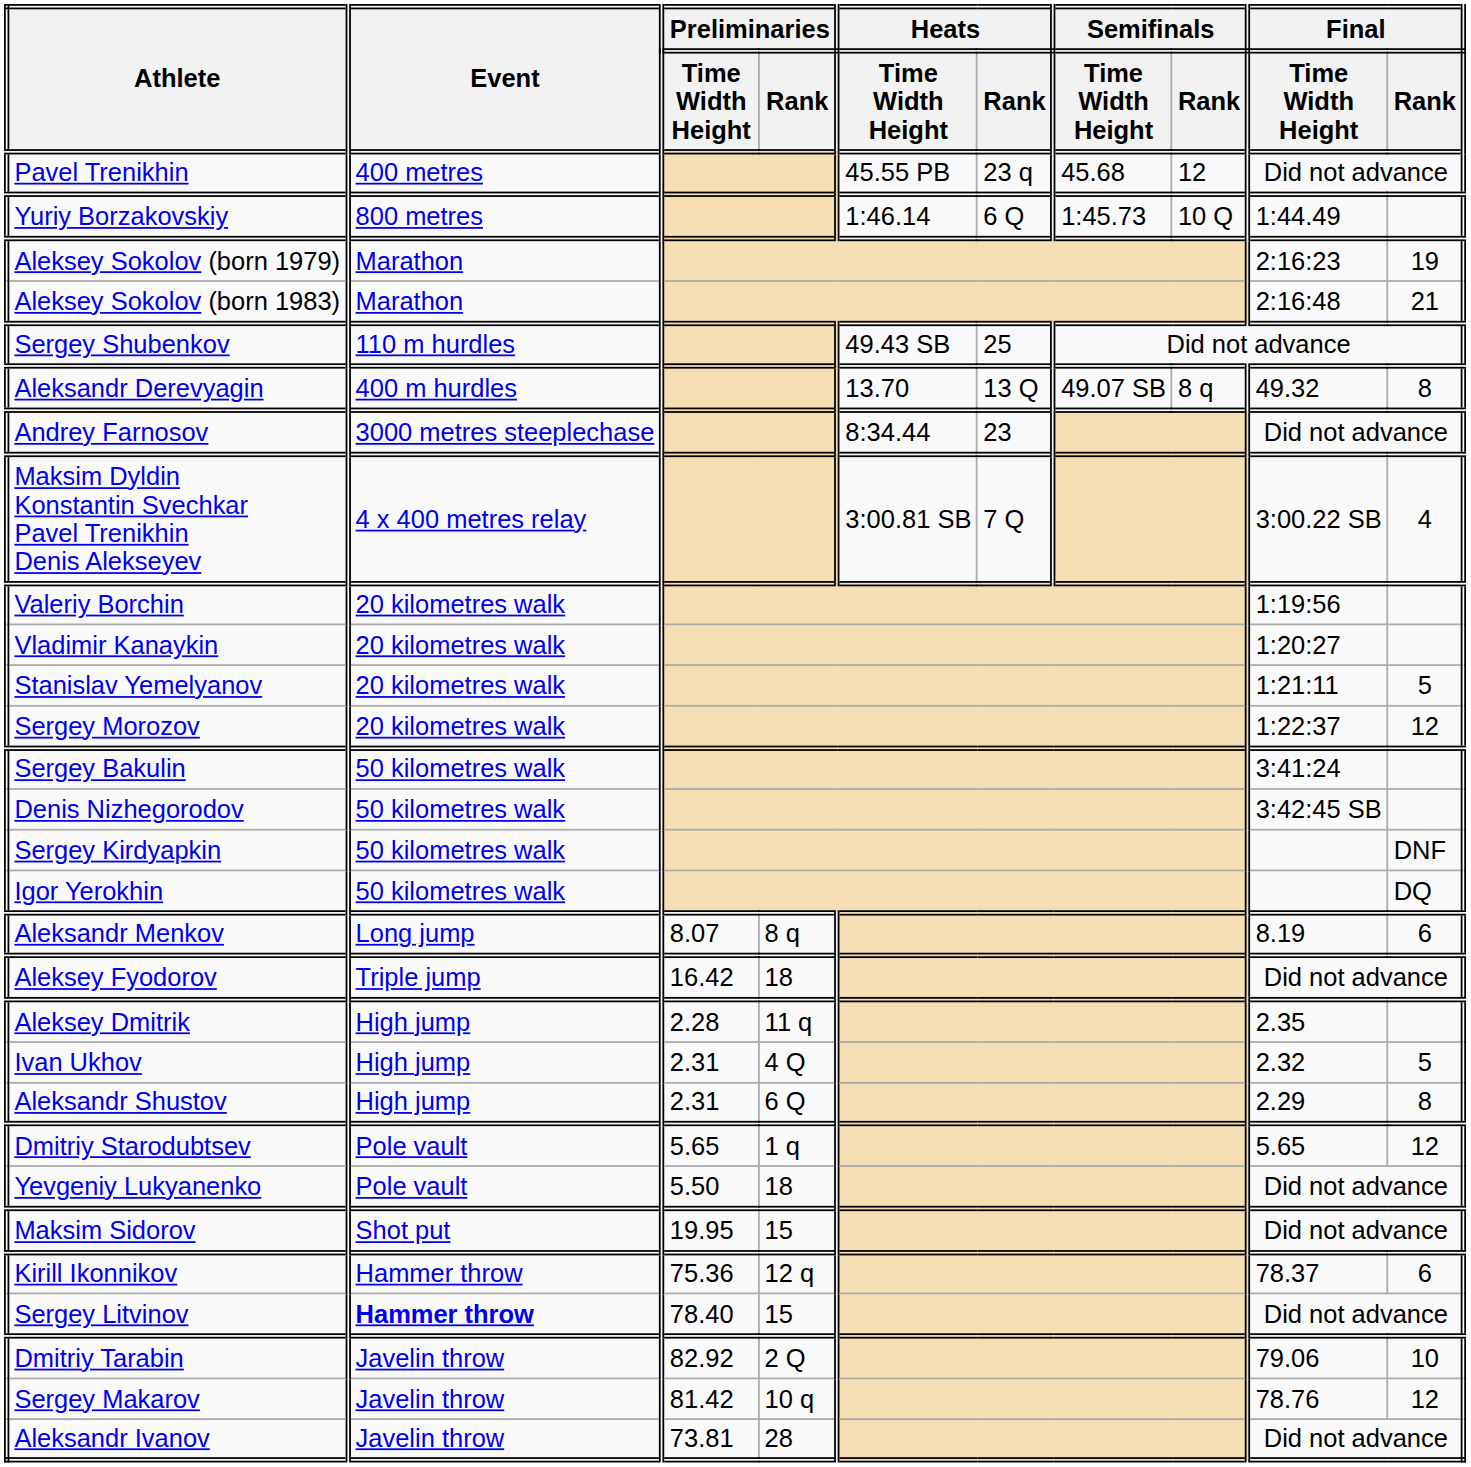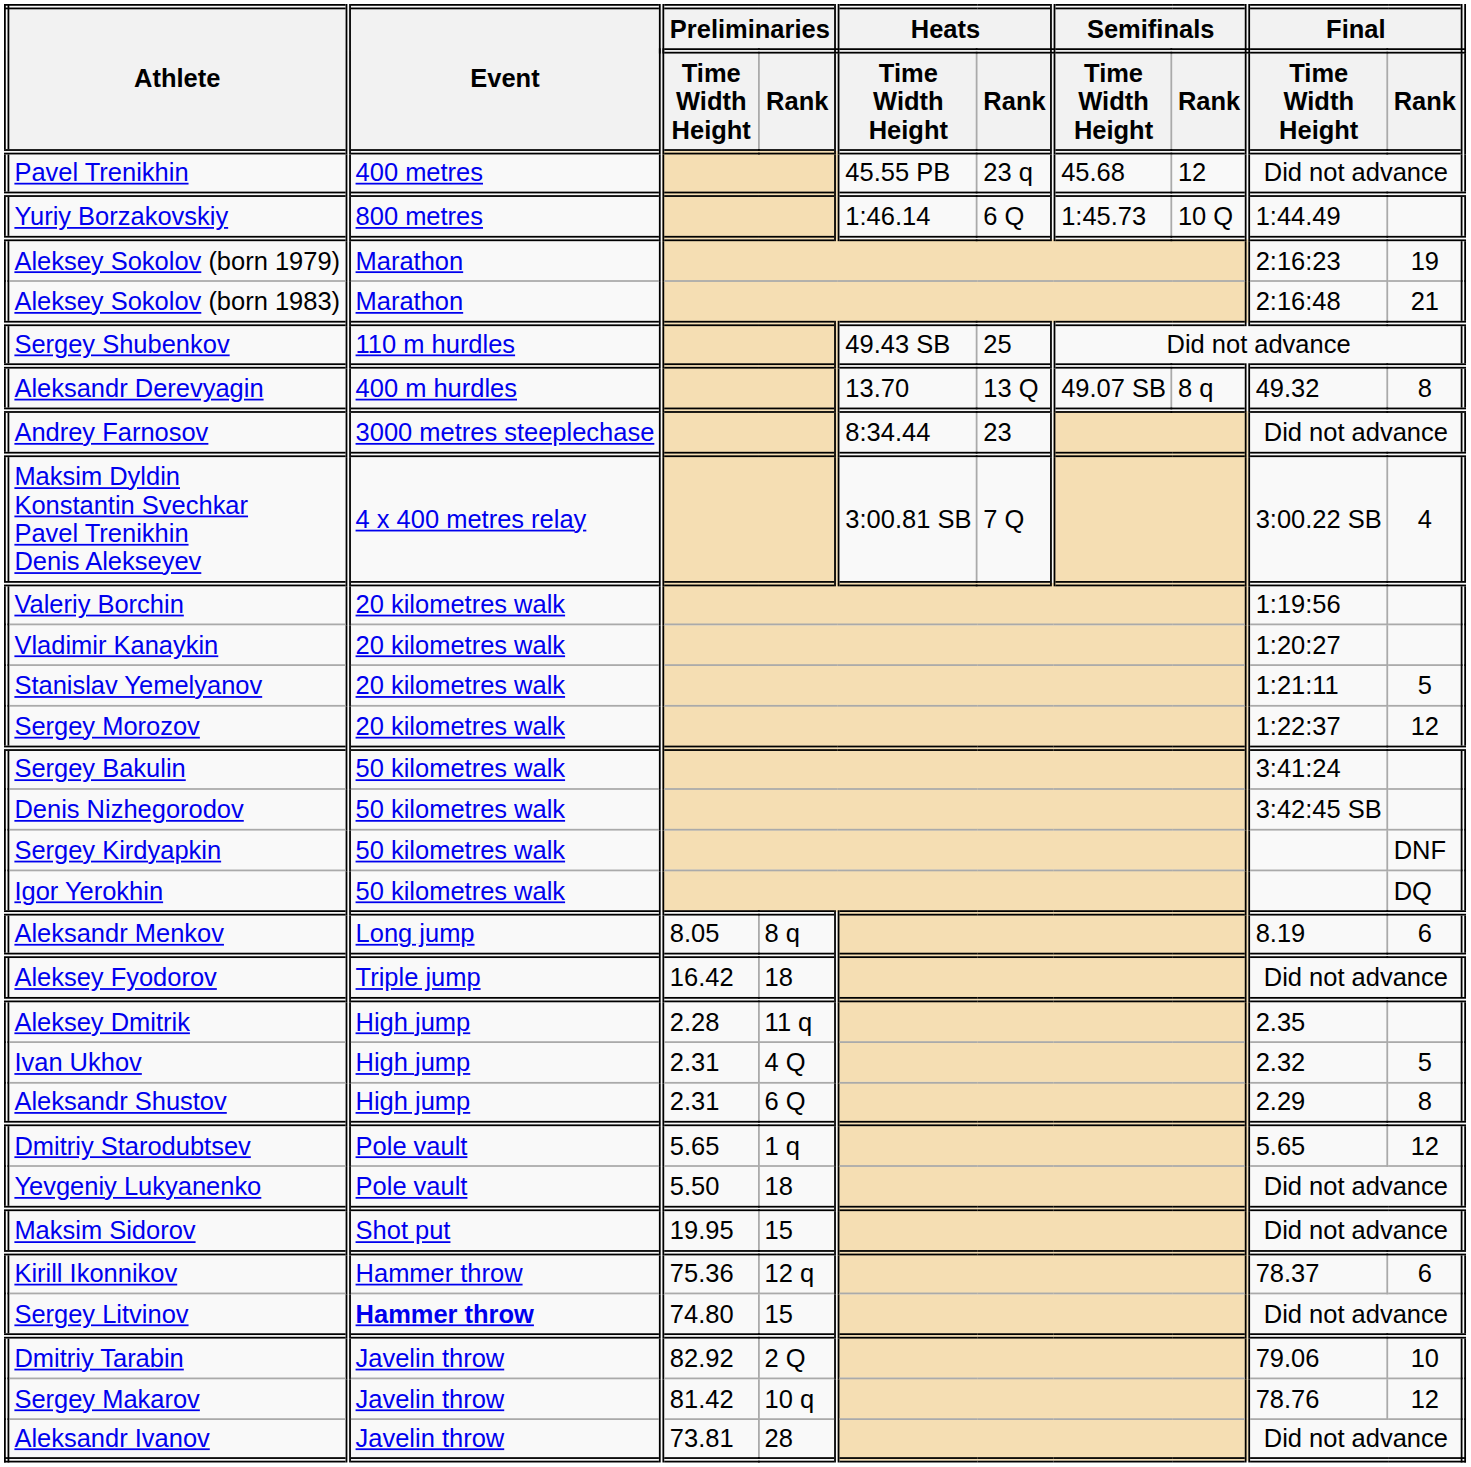(695, 934) 8.07 -> (695, 934) 8.05
(702, 1314) 78.40 -> (702, 1314) 74.80
